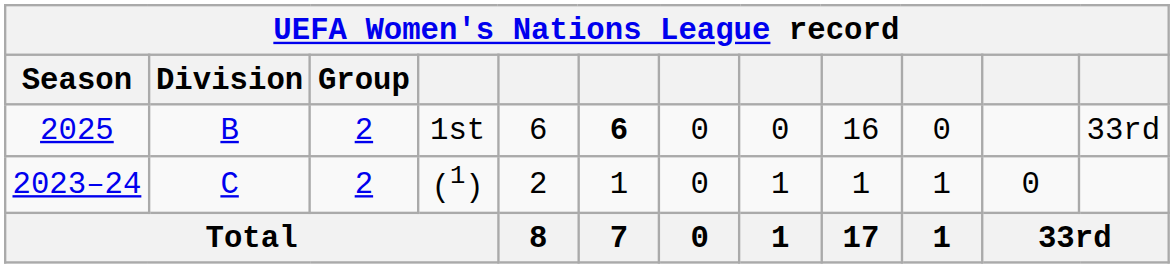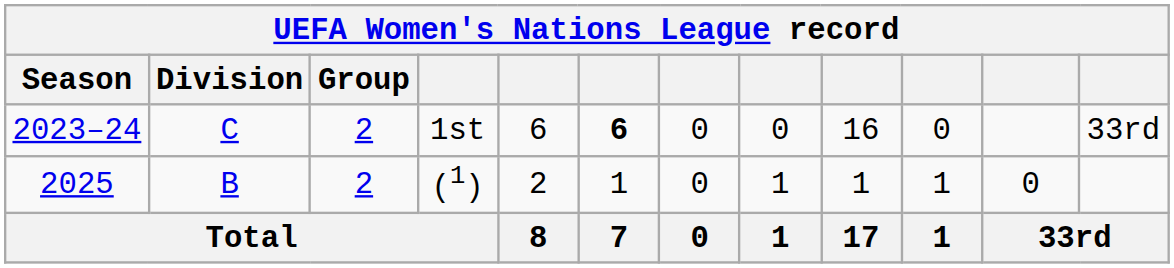(77, 130) 2025 -> (77, 130) 2023–24
(230, 130) B -> (230, 130) C
(77, 184) 2023–24 -> (77, 184) 2025
(230, 184) C -> (230, 184) B
